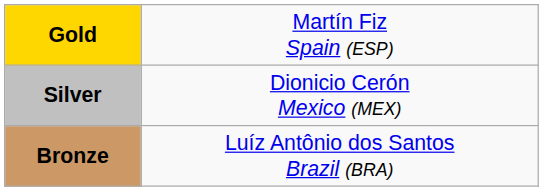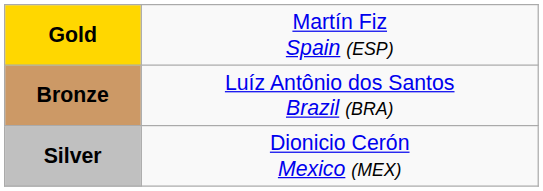rows swapped: (73, 94) <-> (73, 155)
